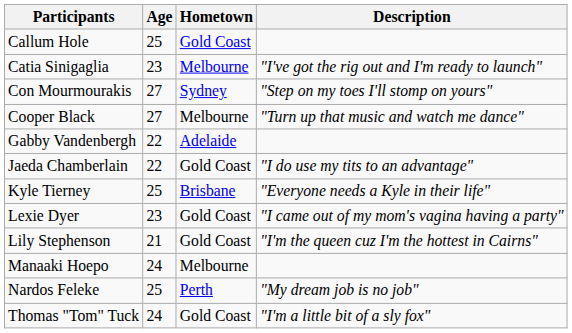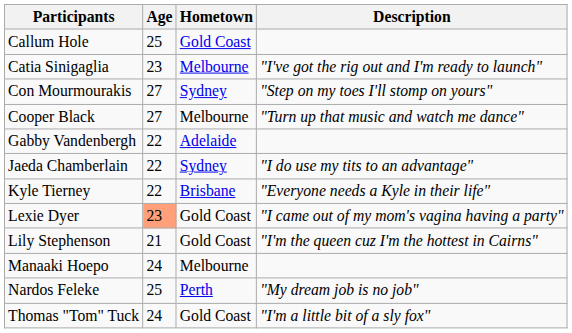(215, 166) Gold Coast -> (203, 166) Sydney
(154, 191) 25 -> (154, 191) 22
(154, 215) no background -> (154, 215) lightsalmon background
